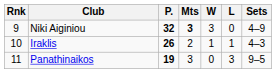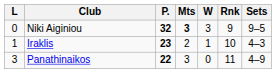columns swapped: (16, 12) <-> (232, 12)
(257, 28) 4–9 -> (257, 28) 9–5
(169, 44) 26 -> (166, 44) 23
(169, 60) 19 -> (166, 60) 22
(257, 60) 9–5 -> (257, 60) 4–9
